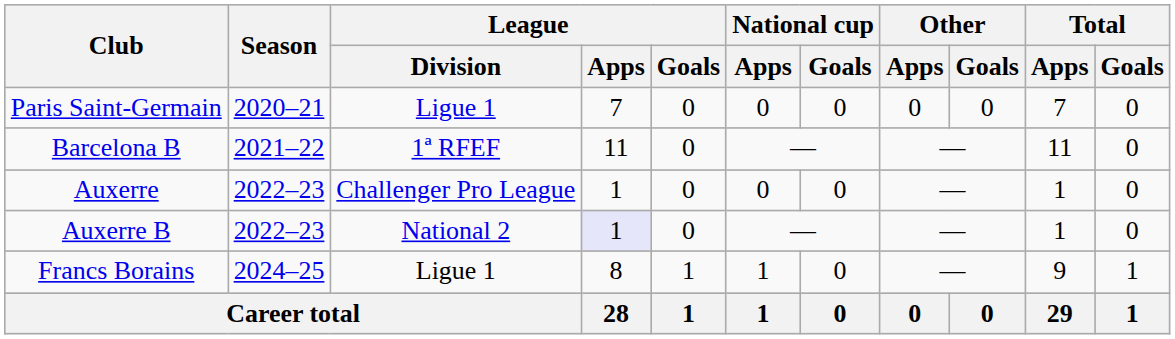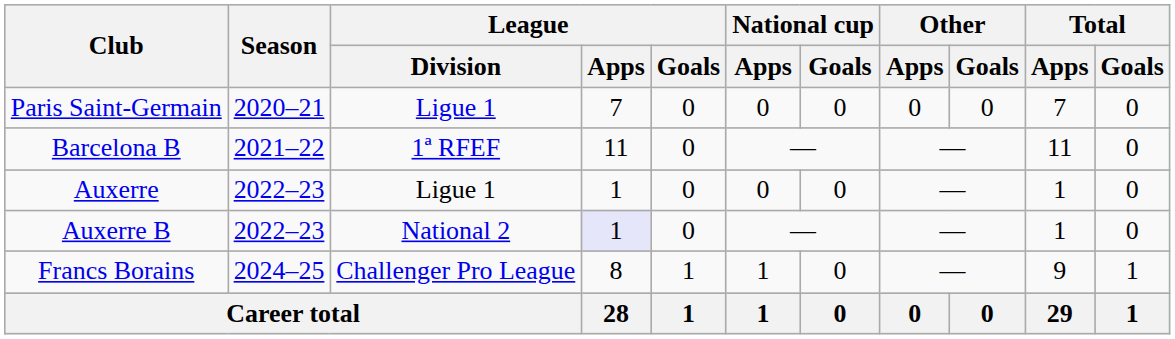(456, 189) Challenger Pro League -> (456, 189) Ligue 1
(456, 271) Ligue 1 -> (456, 271) Challenger Pro League
